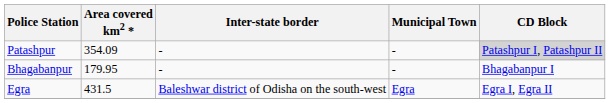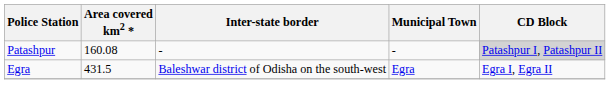(101, 50) 354.09 -> (101, 50) 160.08
- row: (40, 69)
